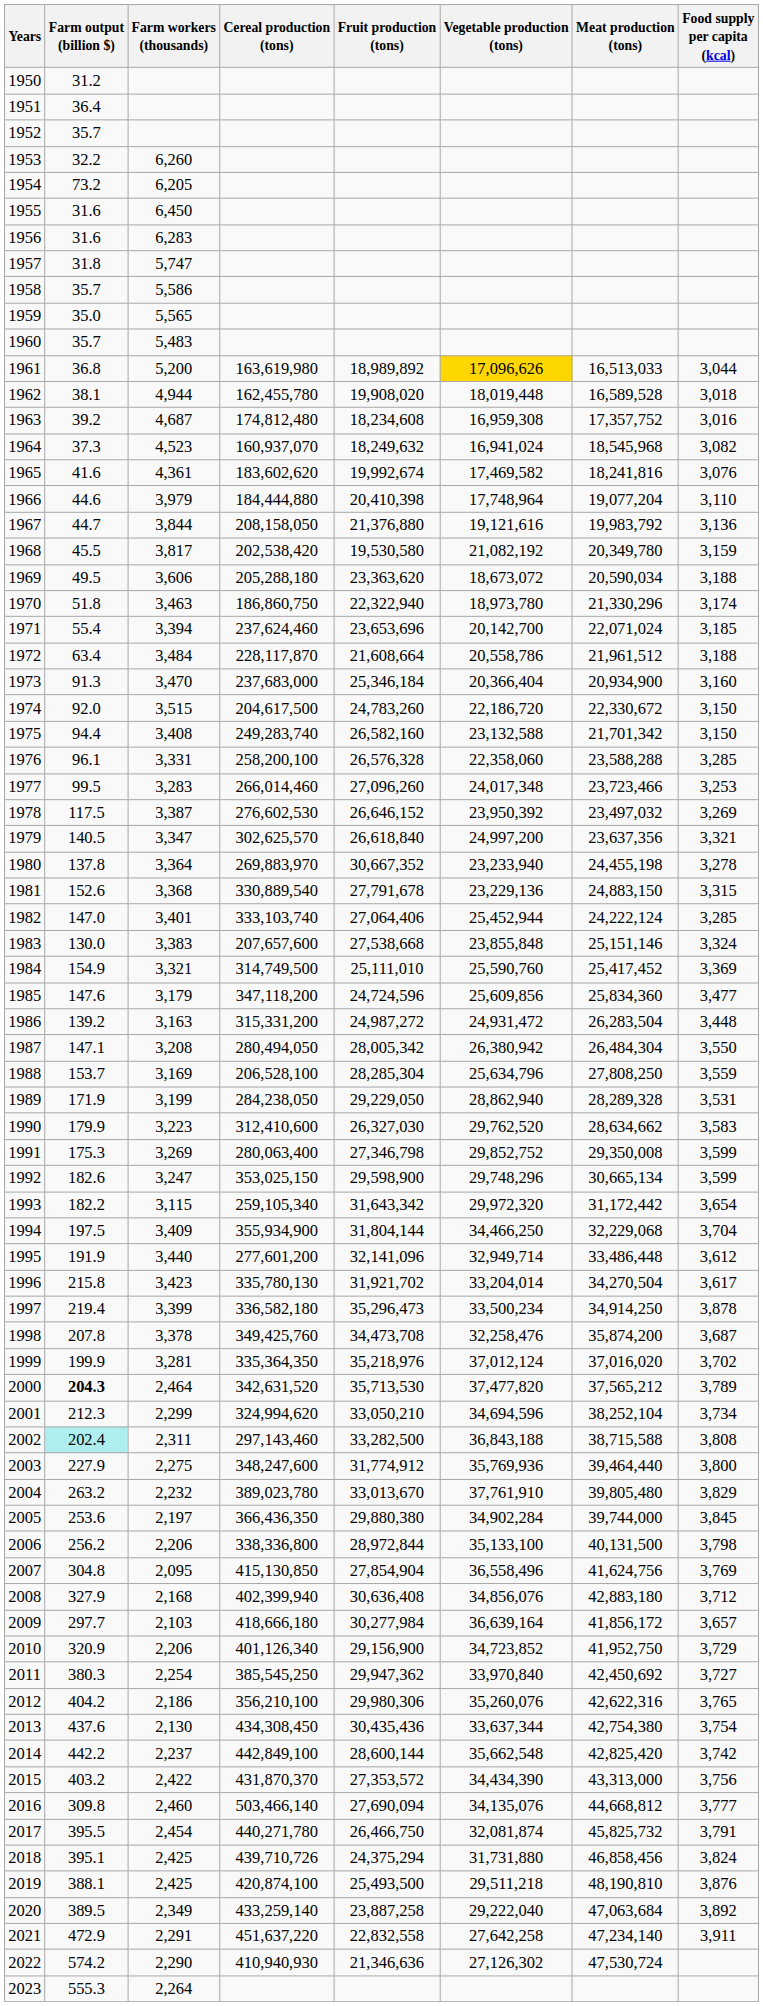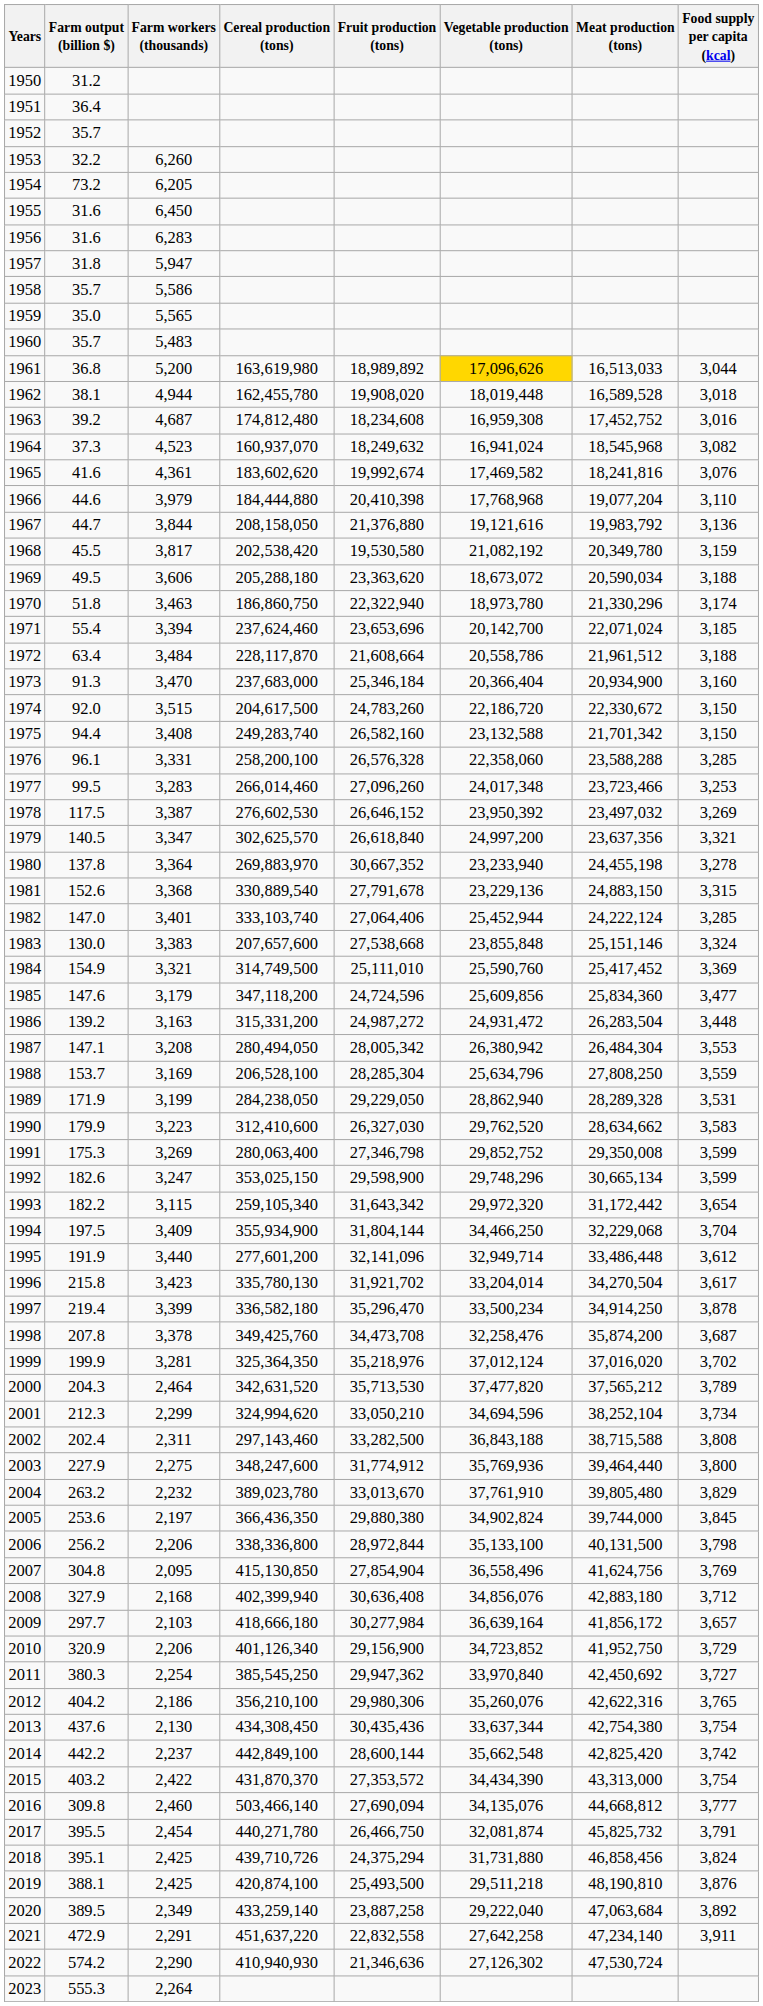(174, 263) 5,747 -> (174, 263) 5,947
(625, 420) 17,357,752 -> (625, 420) 17,452,752
(506, 498) 17,748,964 -> (506, 498) 17,768,968
(718, 1047) 3,550 -> (718, 1047) 3,553
(387, 1309) 35,296,473 -> (387, 1309) 35,296,470
(277, 1361) 335,364,350 -> (277, 1361) 325,364,350
(86, 1387) bold -> (86, 1387) normal
(86, 1439) paleturquoise background -> (86, 1439) no background
(506, 1518) 34,902,284 -> (506, 1518) 34,902,824
(718, 1779) 3,756 -> (718, 1779) 3,754
